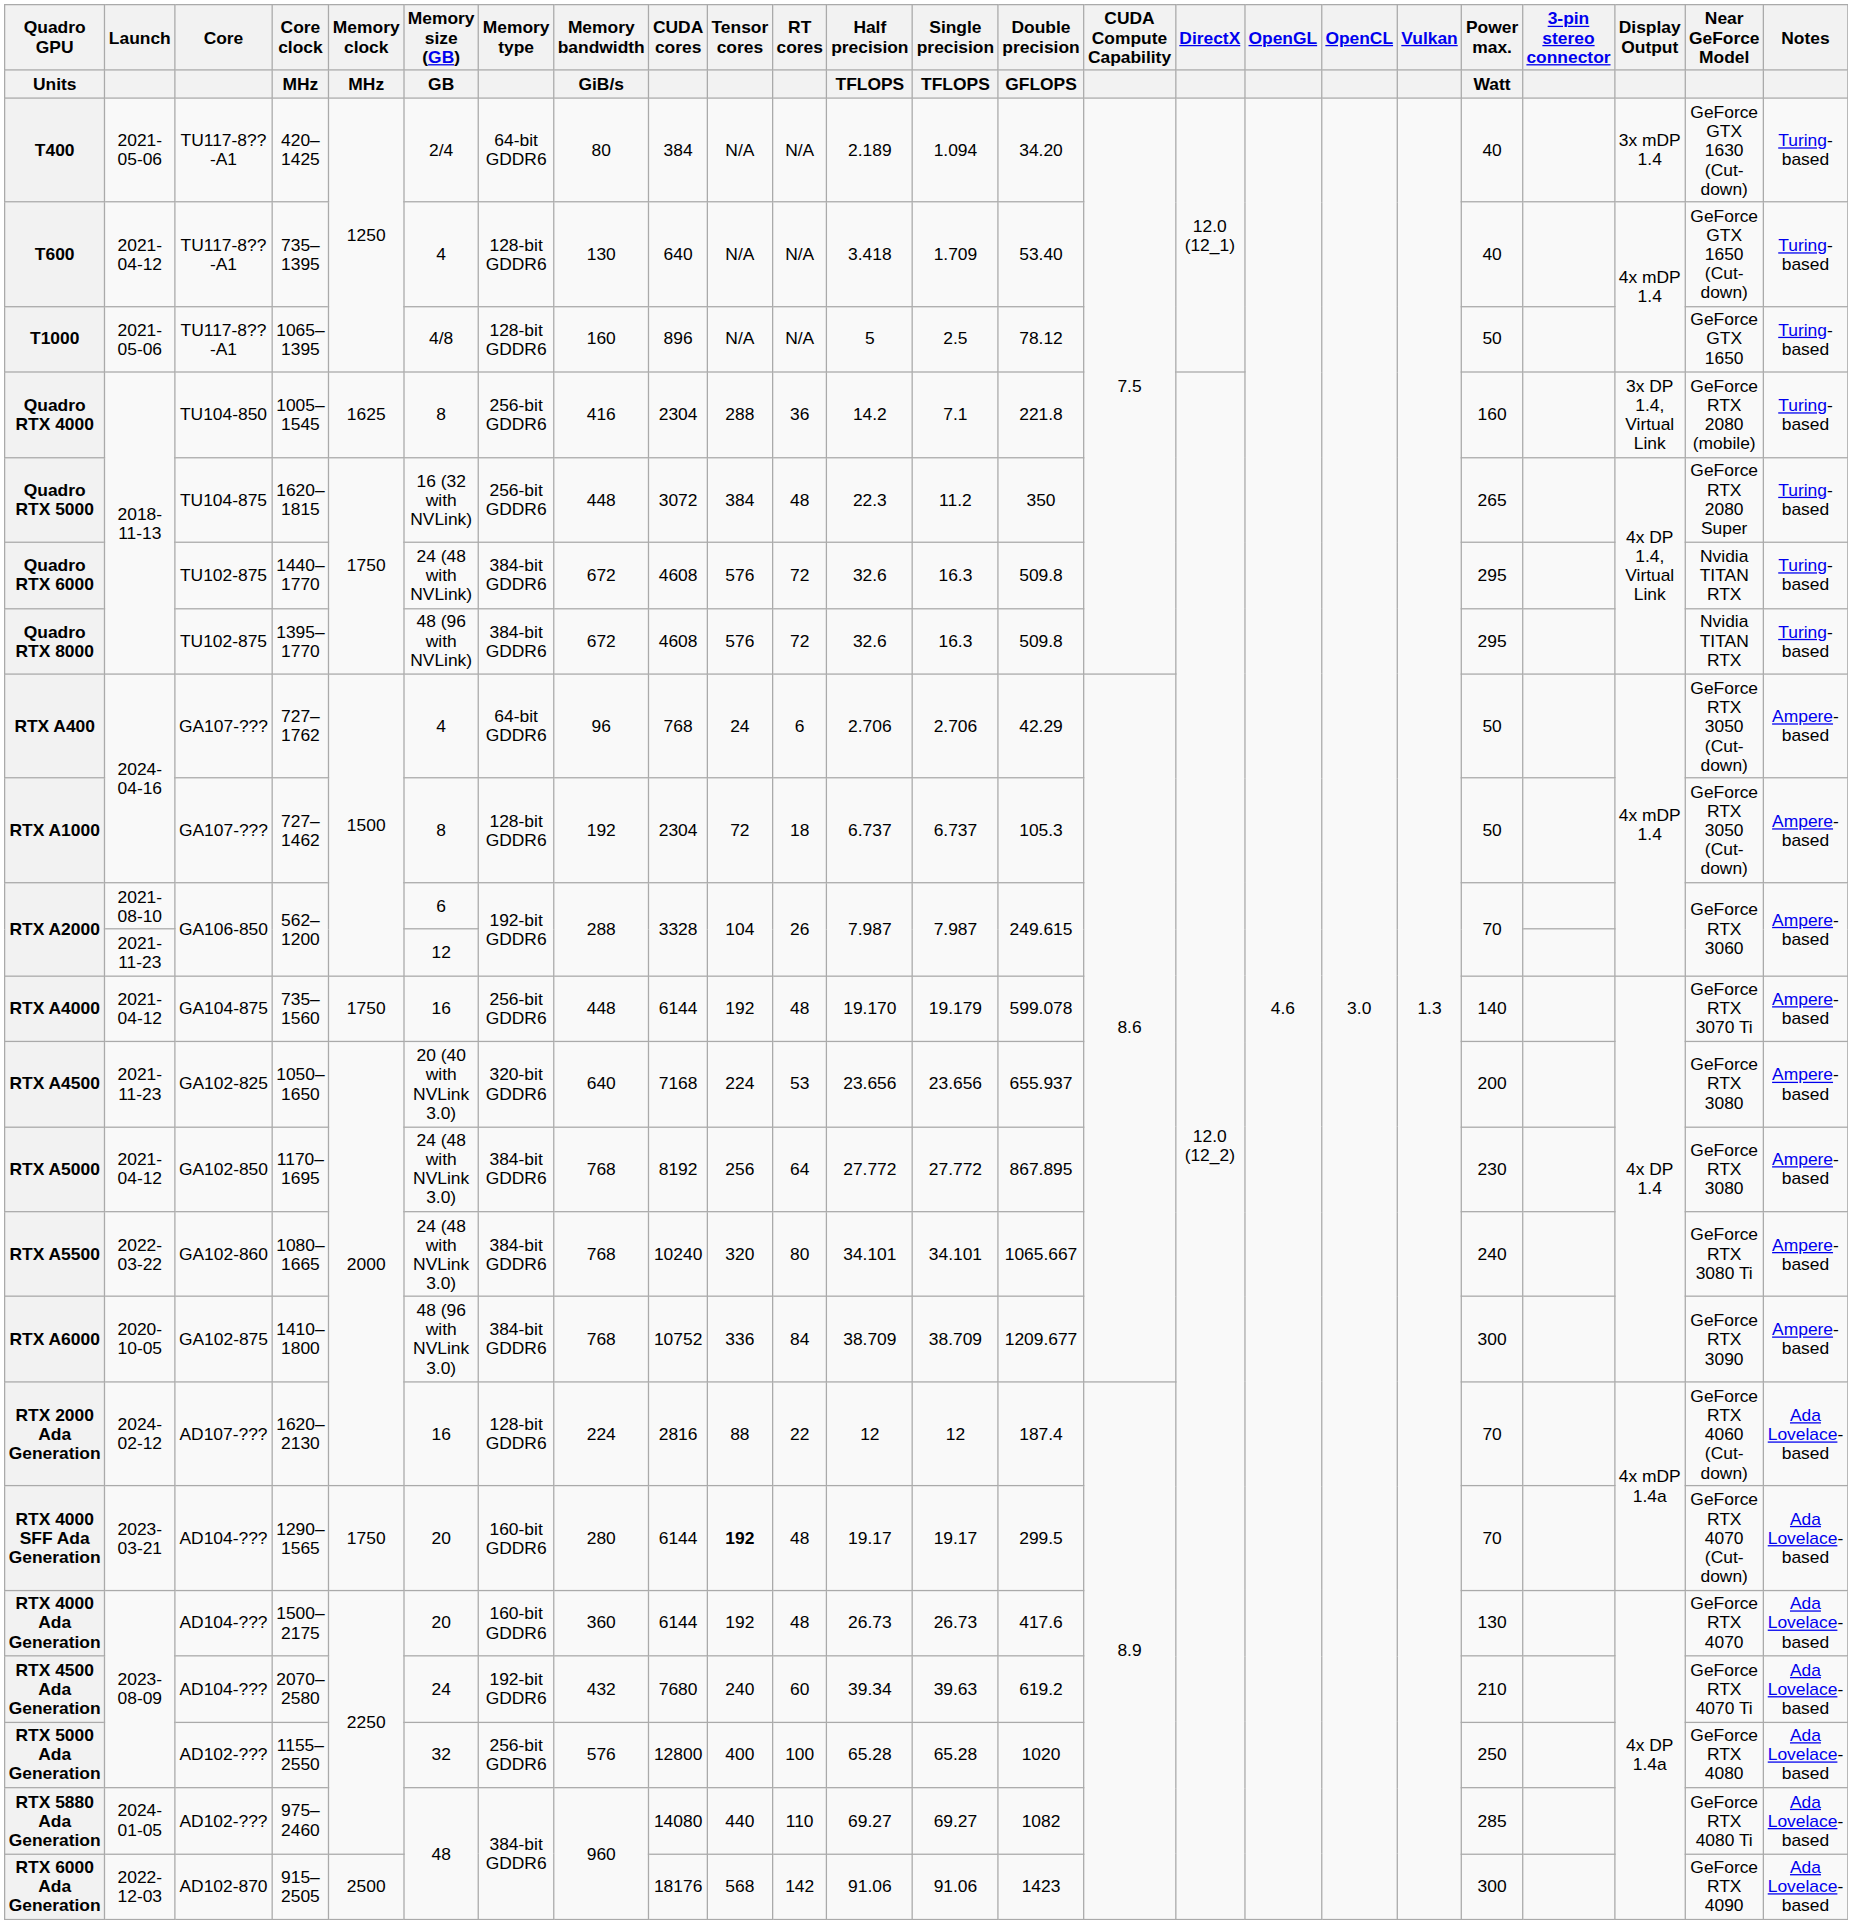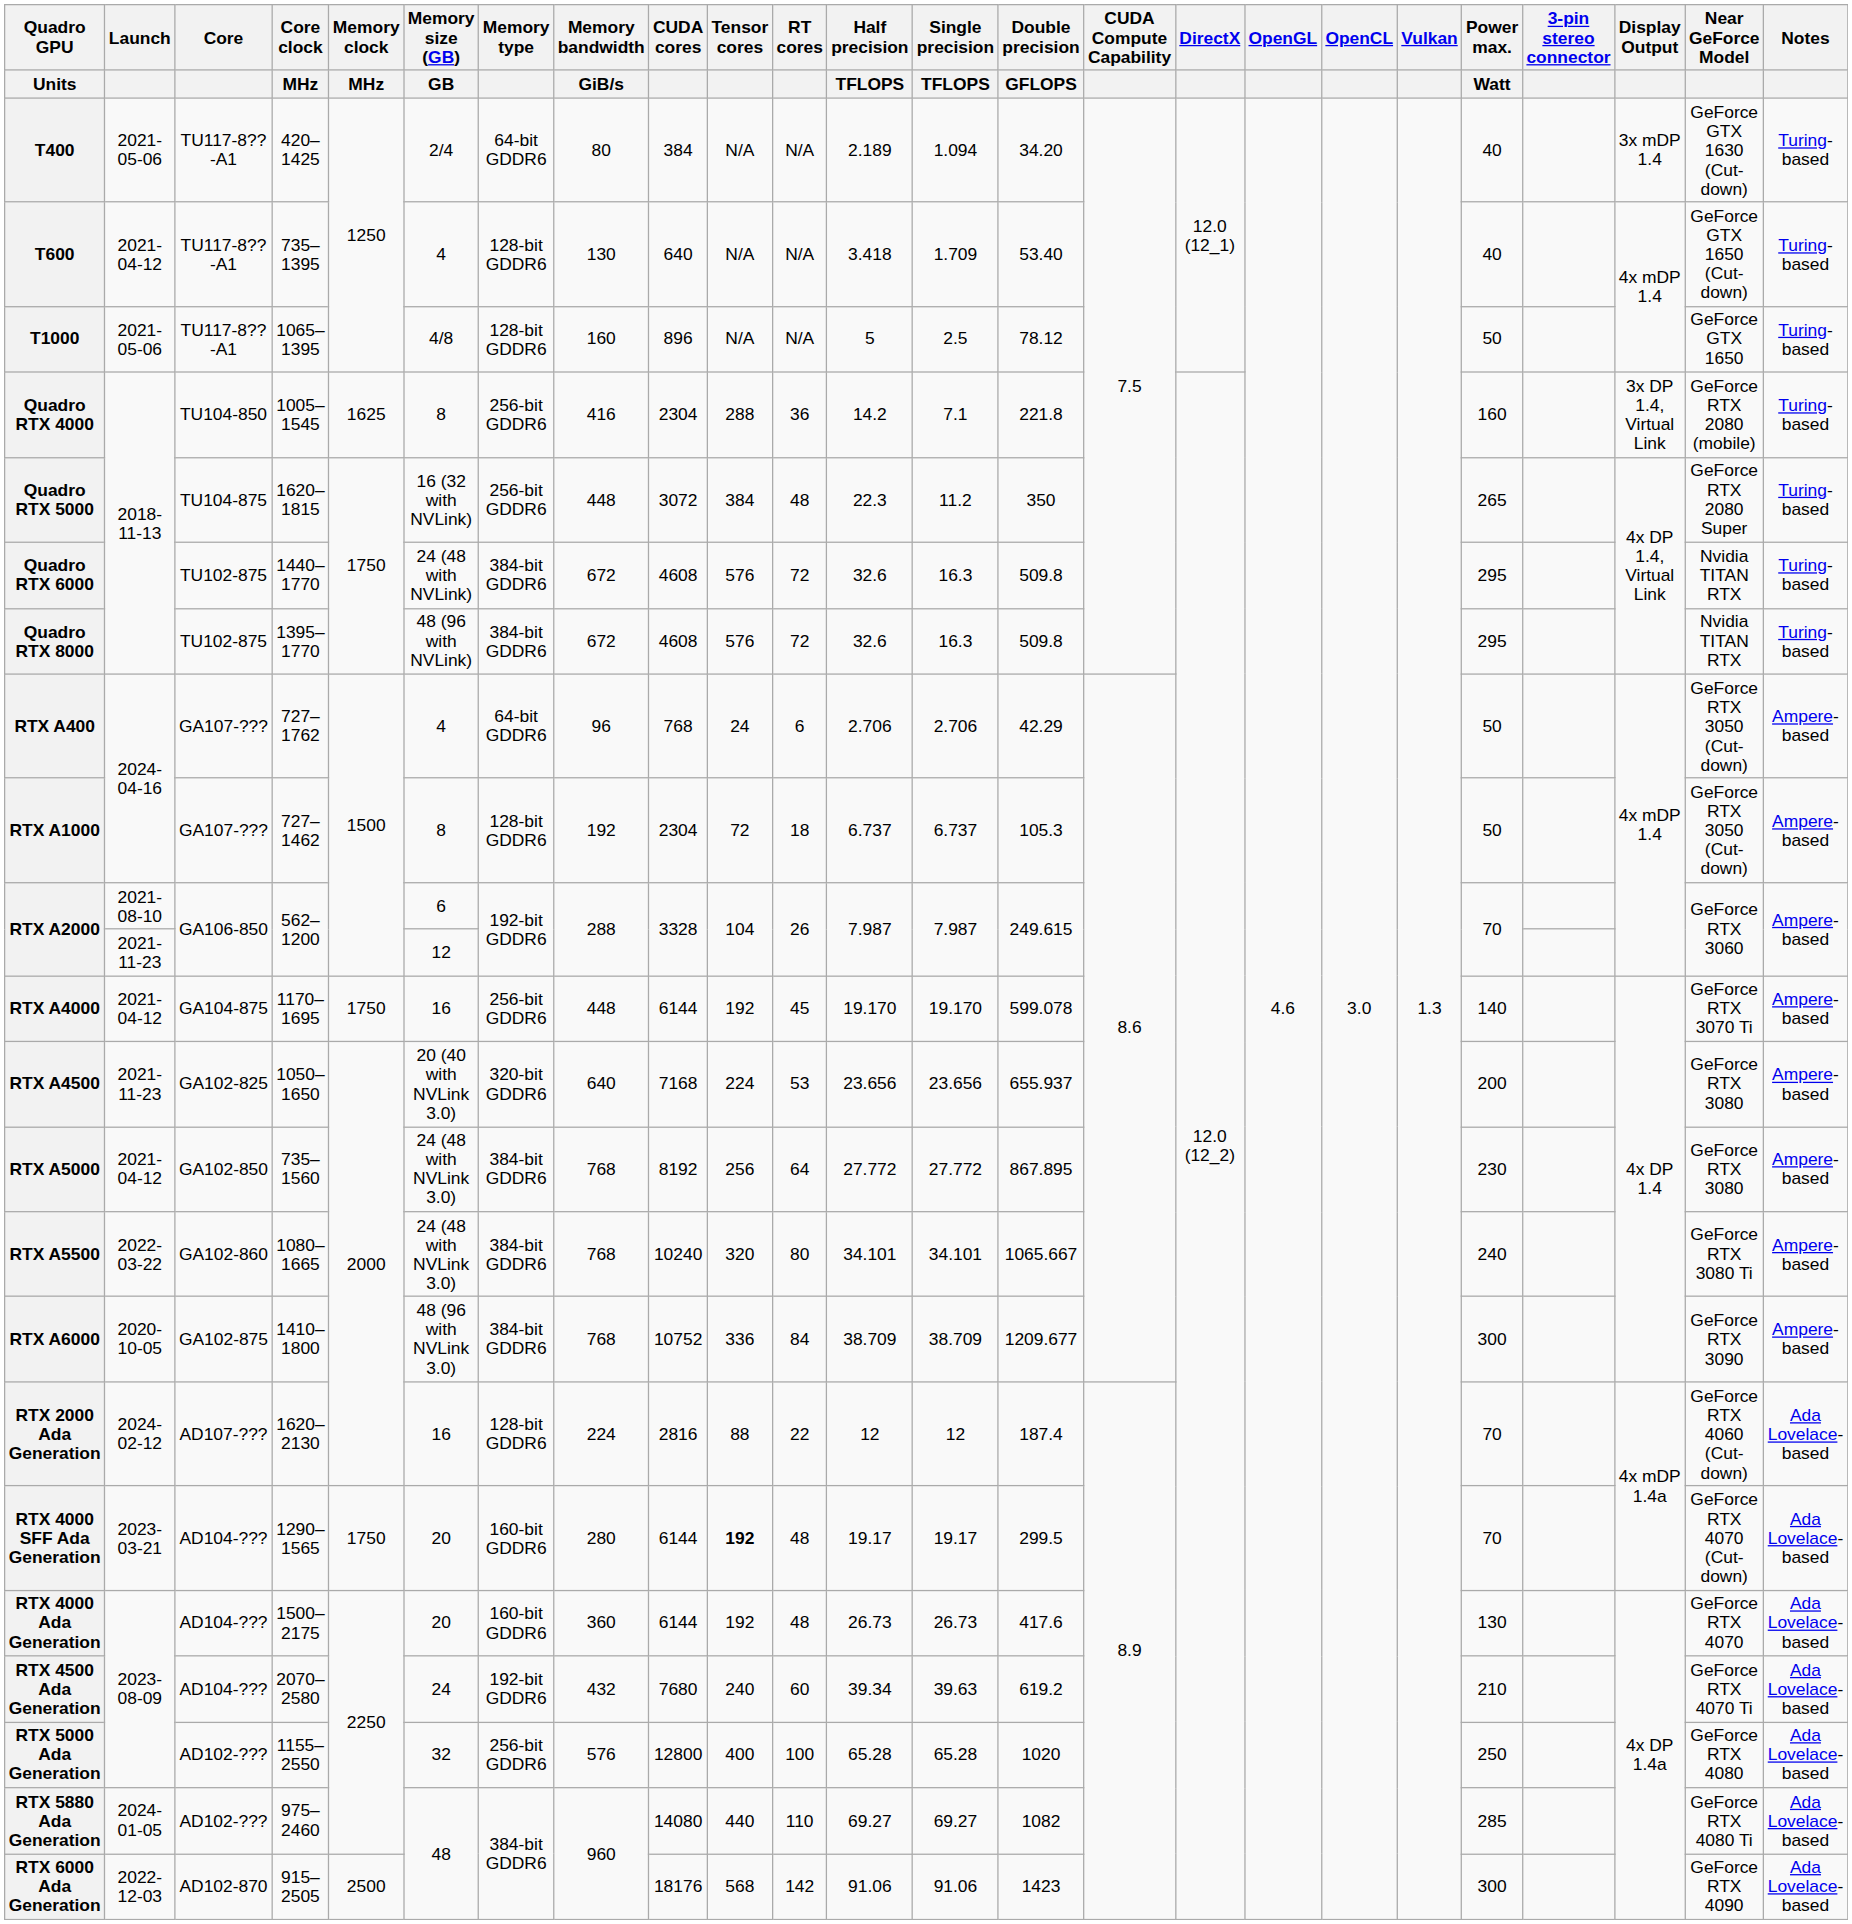(300, 1008) 735–1560 -> (300, 1008) 1170–1695
(800, 1008) 48 -> (800, 1008) 45
(955, 1008) 19.179 -> (955, 1008) 19.170
(300, 1169) 1170–1695 -> (300, 1169) 735–1560
